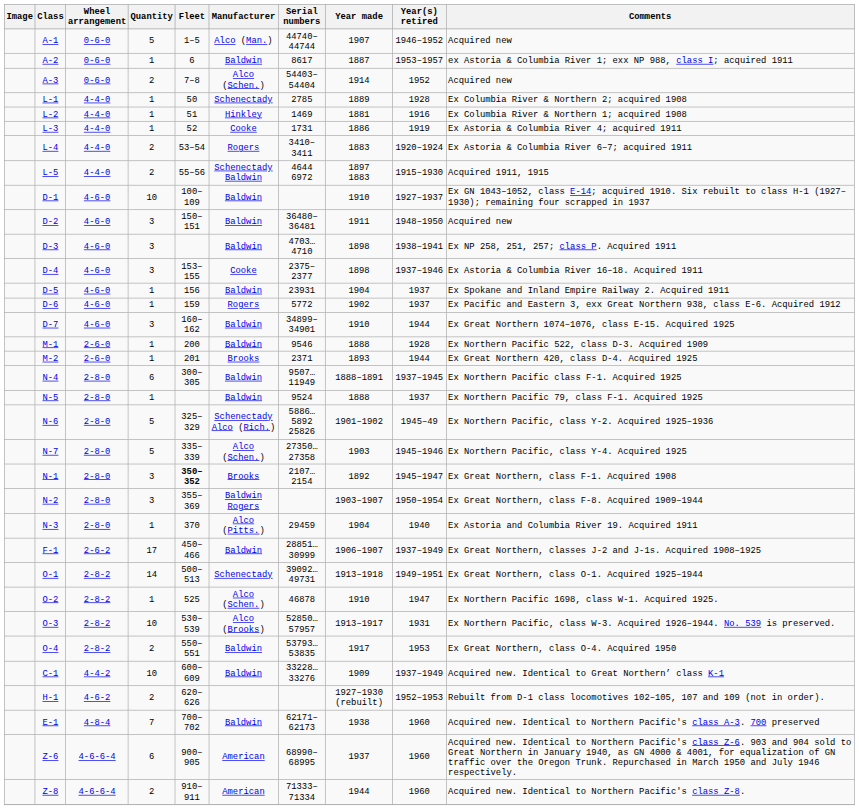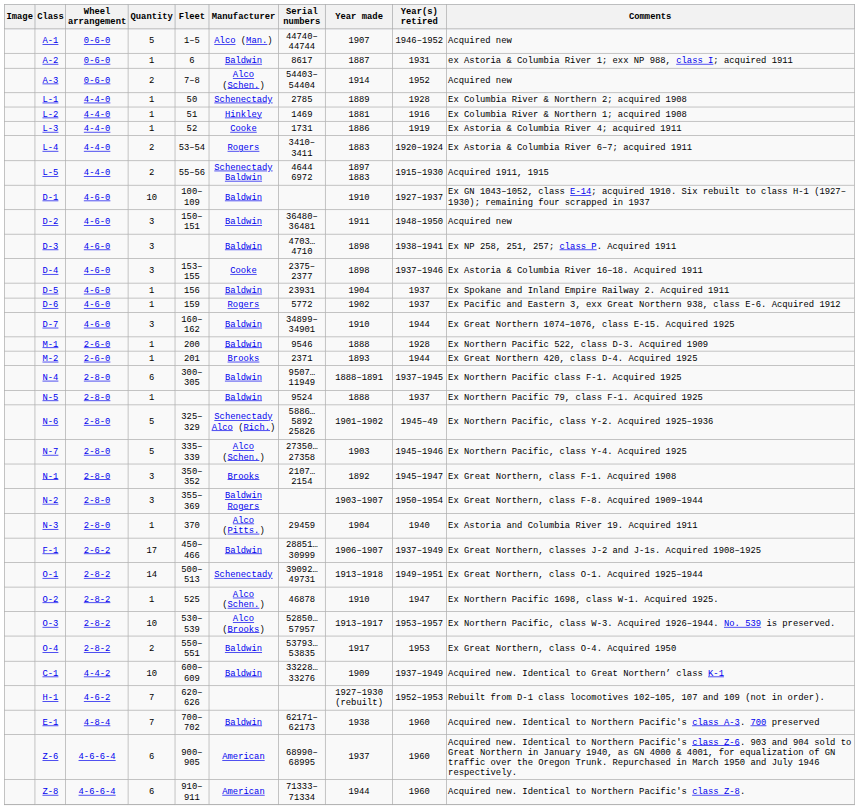(419, 61) 1953–1957 -> (419, 61) 1931
(192, 476) bold -> (192, 476) normal
(419, 624) 1931 -> (419, 624) 1953–1957
(152, 698) 2 -> (152, 698) 7
(152, 792) 2 -> (152, 792) 6
